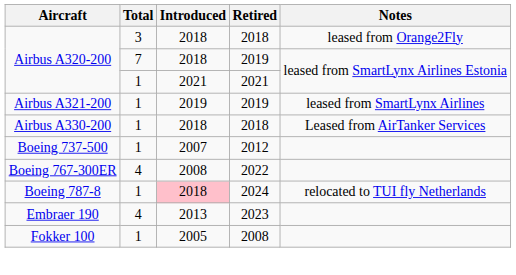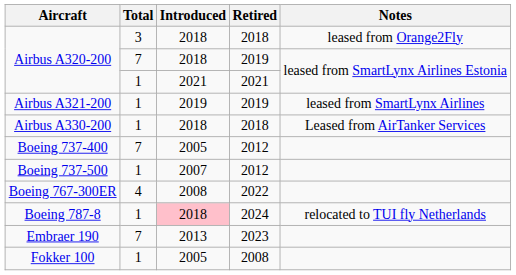+ row: (63, 147)
(138, 214) 4 -> (138, 236) 7
